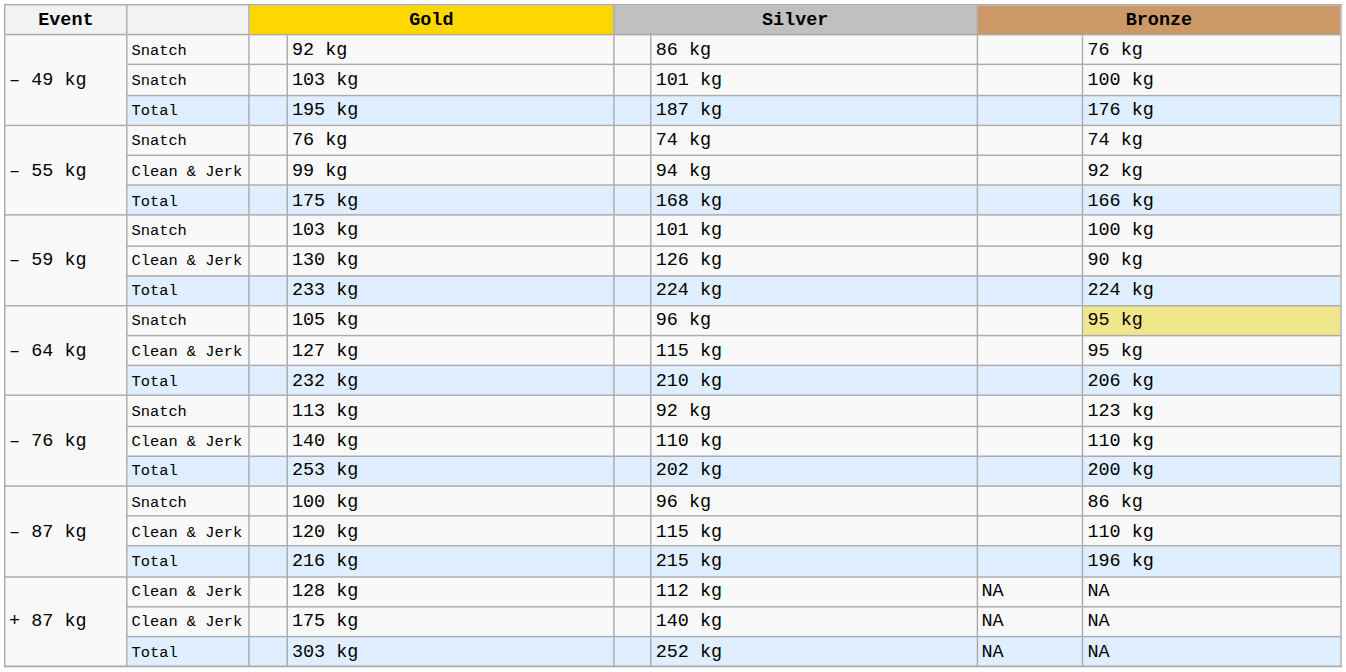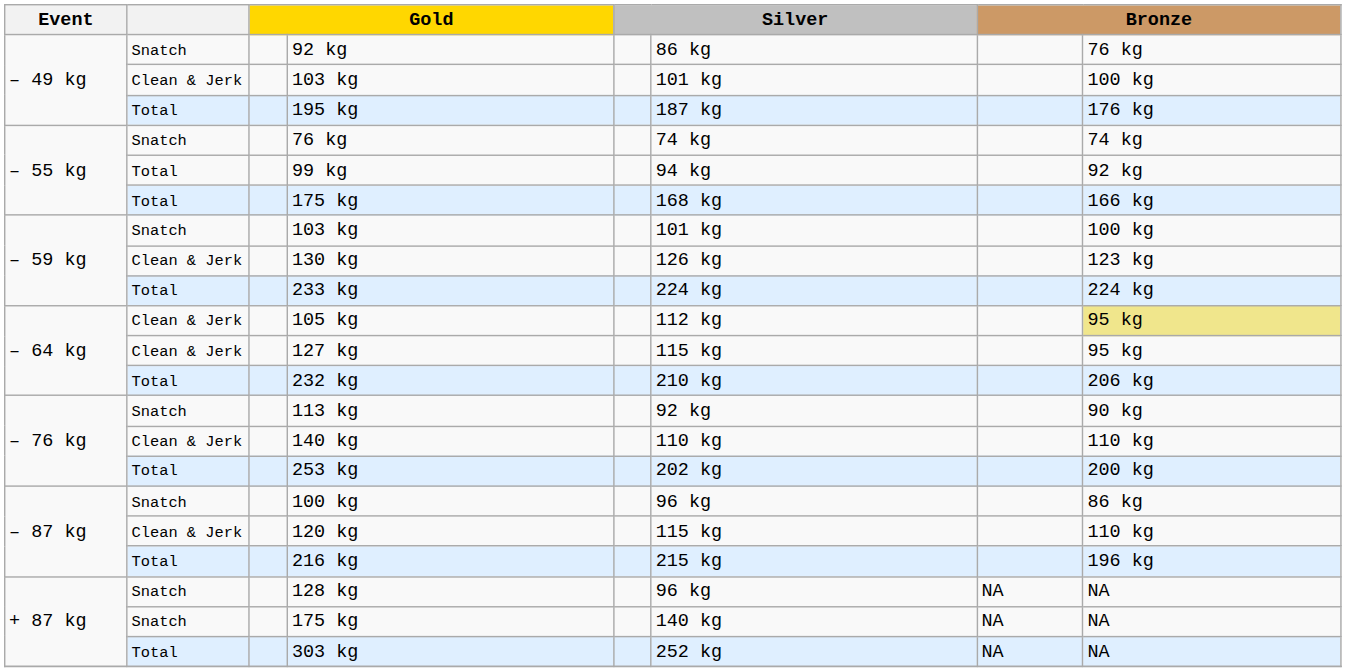(159, 81) Snatch -> (187, 81) Clean & Jerk
(187, 171) Clean & Jerk -> (155, 171) Total
(1115, 260) 90 kg -> (1121, 260) 123 kg
(159, 321) Snatch -> (187, 321) Clean & Jerk
(683, 321) 96 kg -> (689, 321) 112 kg
(1121, 411) 123 kg -> (1115, 411) 90 kg
(187, 592) Clean & Jerk -> (159, 592) Snatch
(689, 591) 112 kg -> (683, 591) 96 kg
(187, 622) Clean & Jerk -> (159, 622) Snatch
